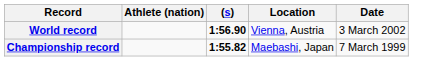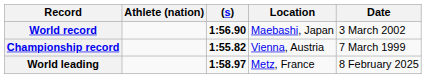(288, 30) Vienna, Austria -> (292, 30) Maebashi, Japan
(292, 47) Maebashi, Japan -> (288, 47) Vienna, Austria
+ row: (63, 64)
